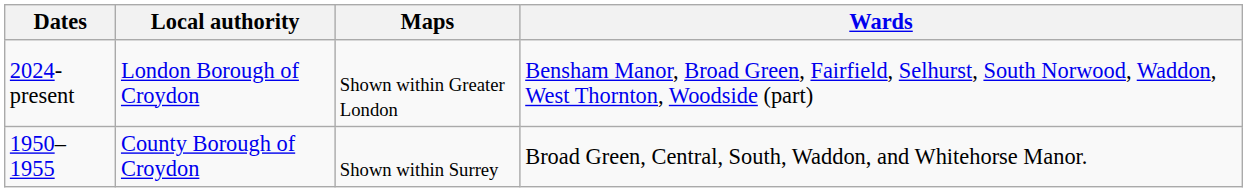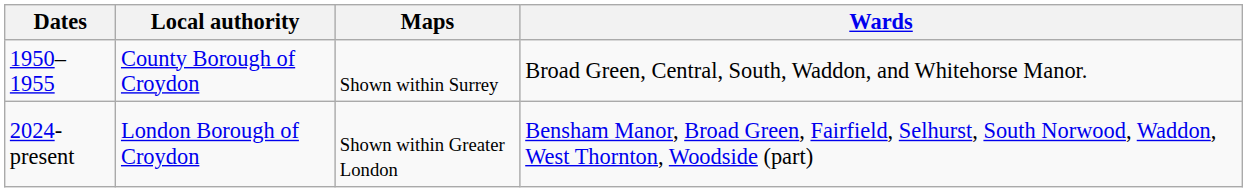rows swapped: (38, 156) <-> (42, 82)
